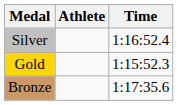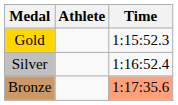rows swapped: (30, 64) <-> (30, 40)
(141, 87) no background -> (141, 87) lightsalmon background
